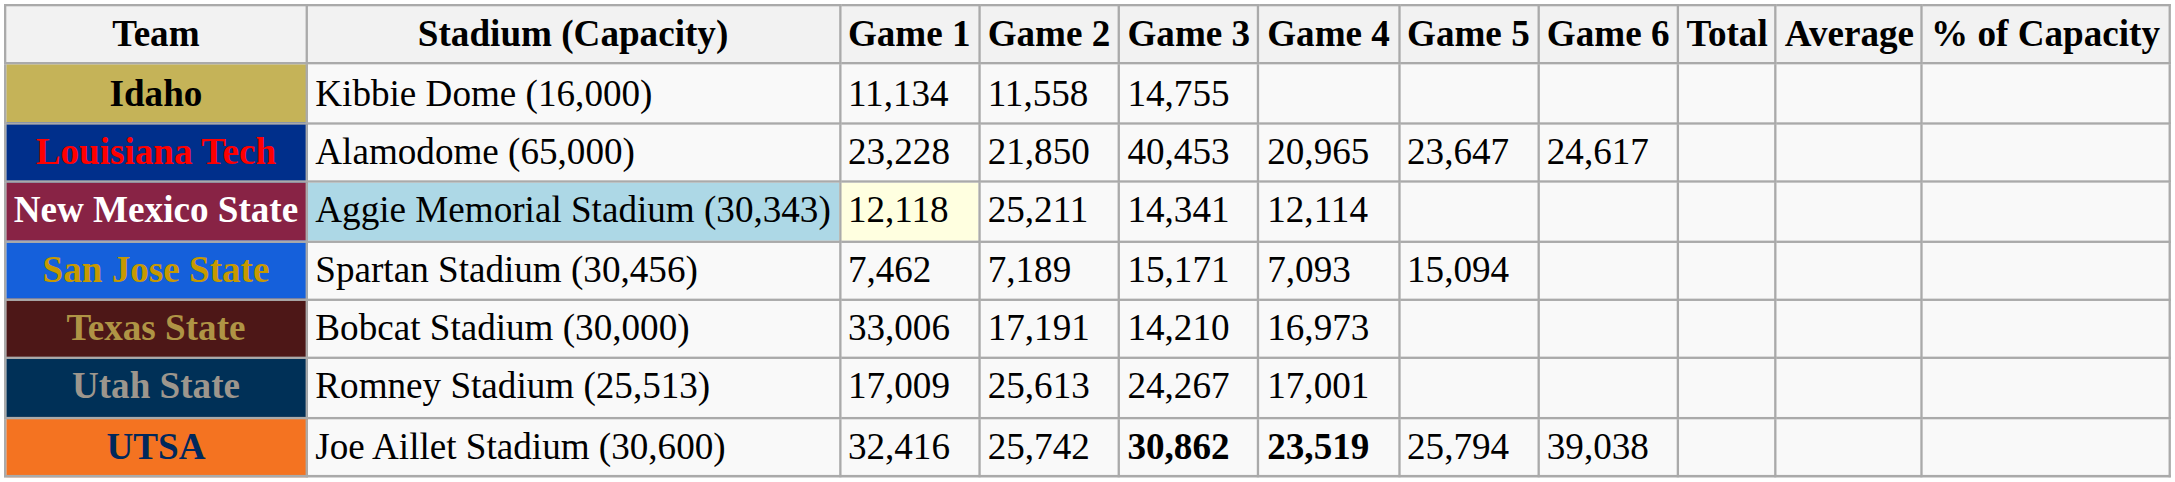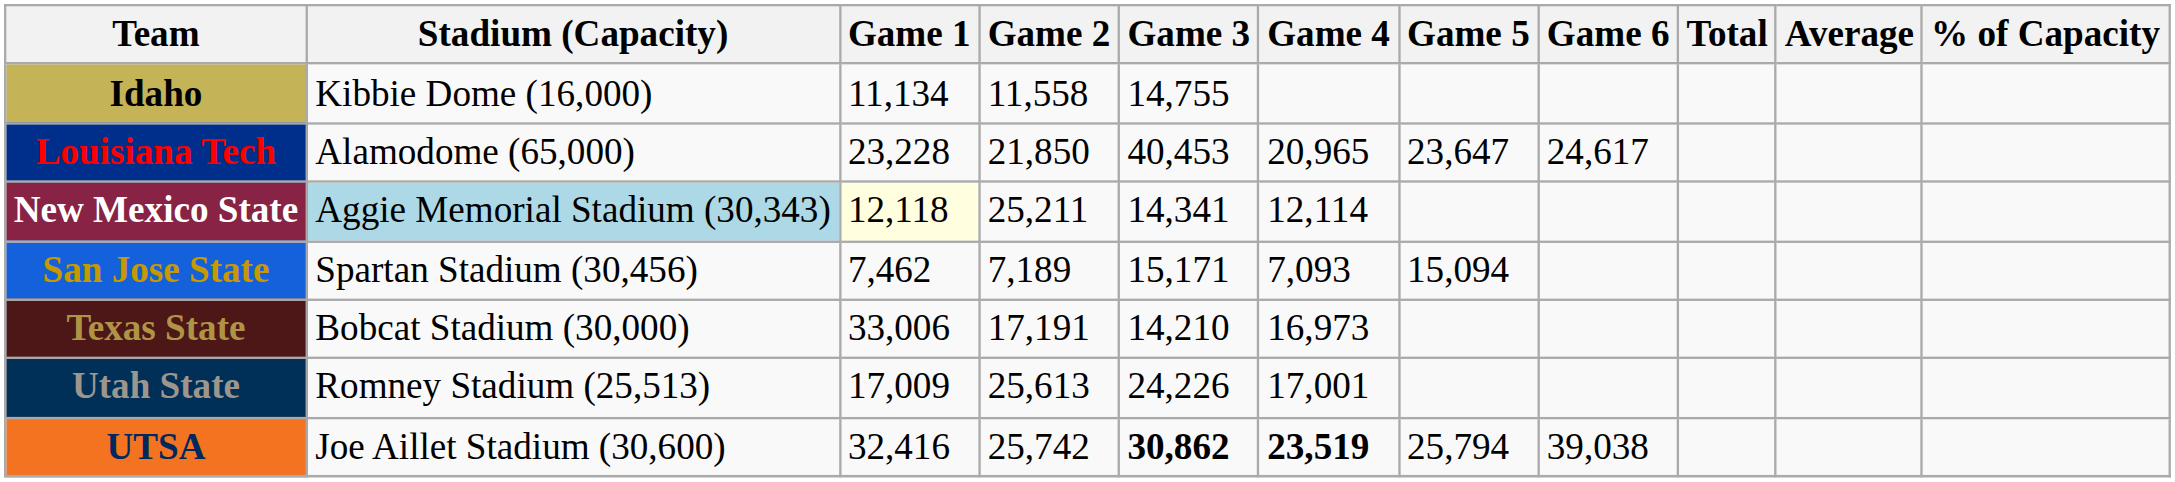(1178, 387) 24,267 -> (1178, 387) 24,226
